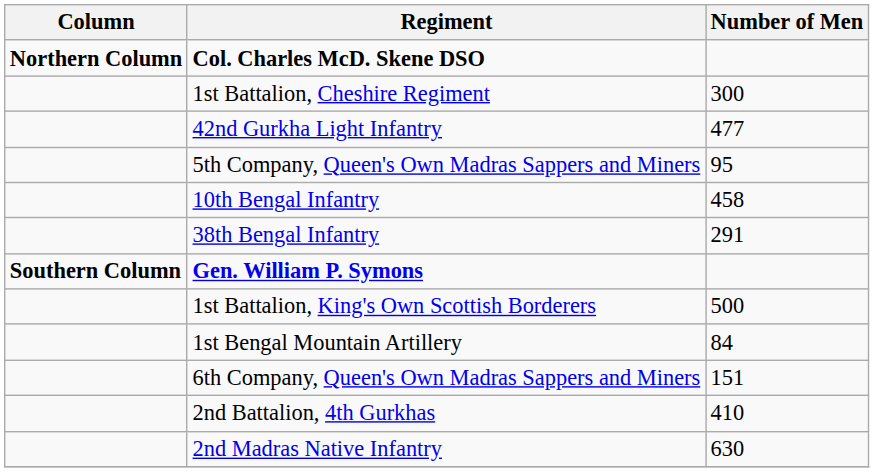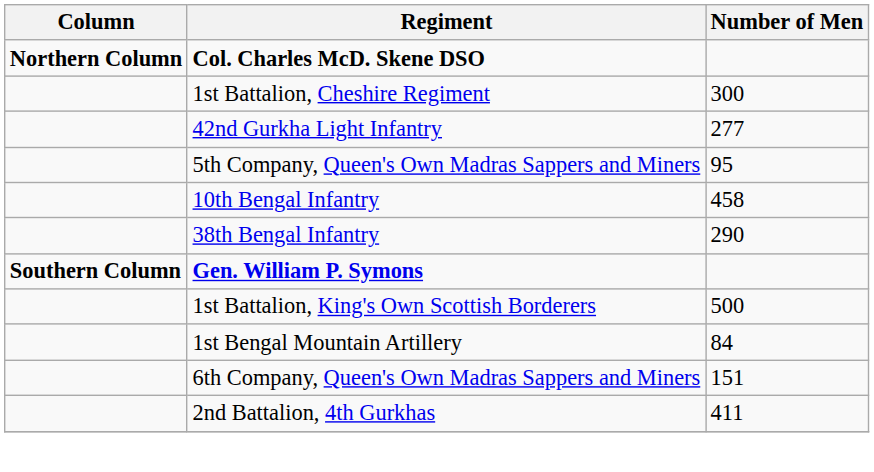(727, 128) 477 -> (727, 128) 277
(727, 235) 291 -> (727, 235) 290
(727, 413) 410 -> (727, 413) 411
- row: (317, 448)
